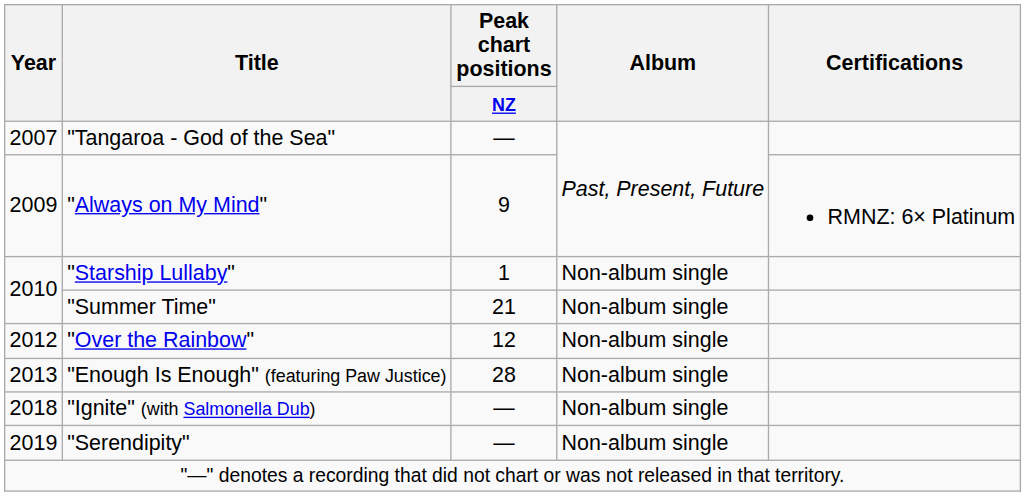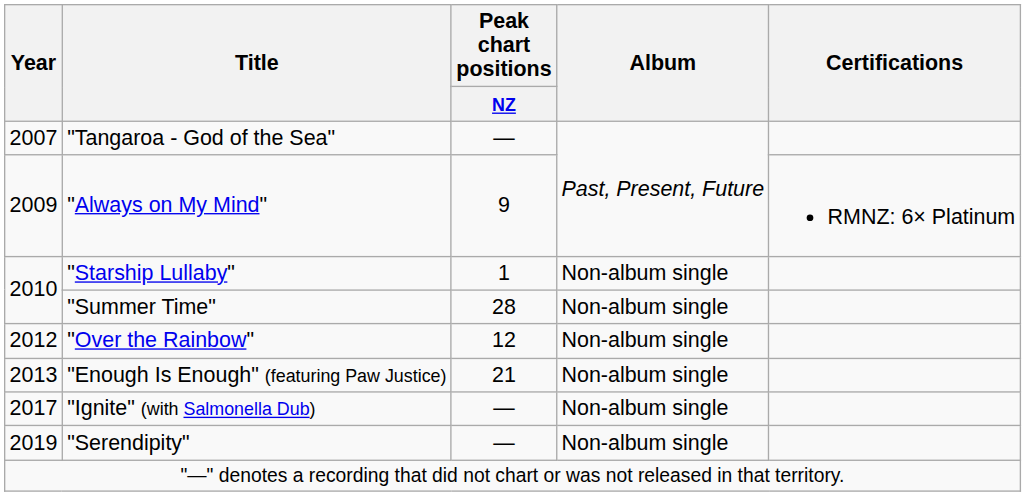(504, 306) 21 -> (504, 306) 28
(504, 374) 28 -> (504, 374) 21
(33, 408) 2018 -> (33, 408) 2017
